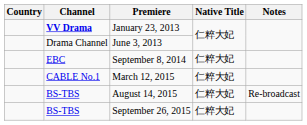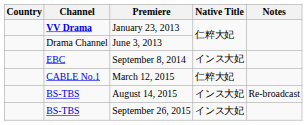(215, 59) 仁粹大妃 -> (220, 59) インス大妃
(215, 93) 仁粹大妃 -> (220, 93) インス大妃
(215, 111) 仁粹大妃 -> (220, 111) インス大妃
